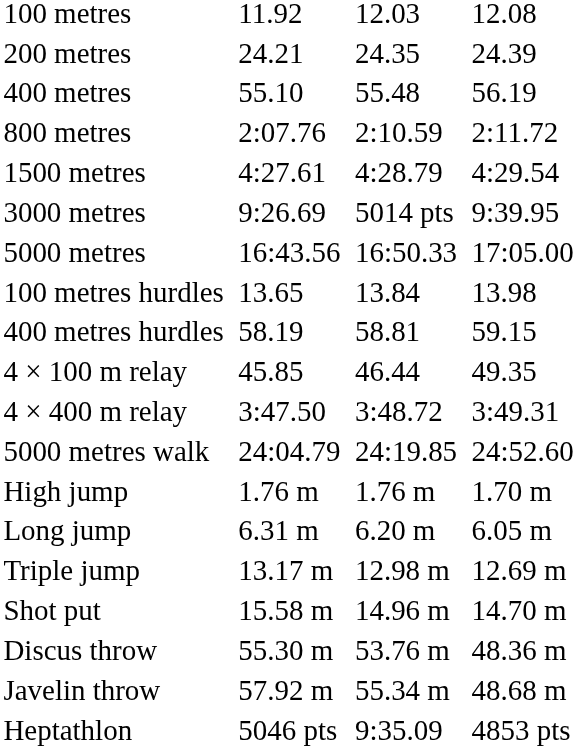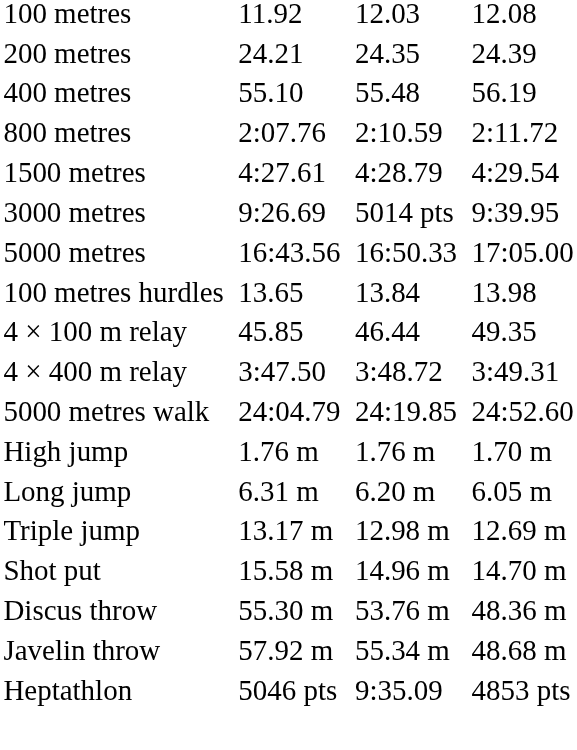- row: (114, 331)
